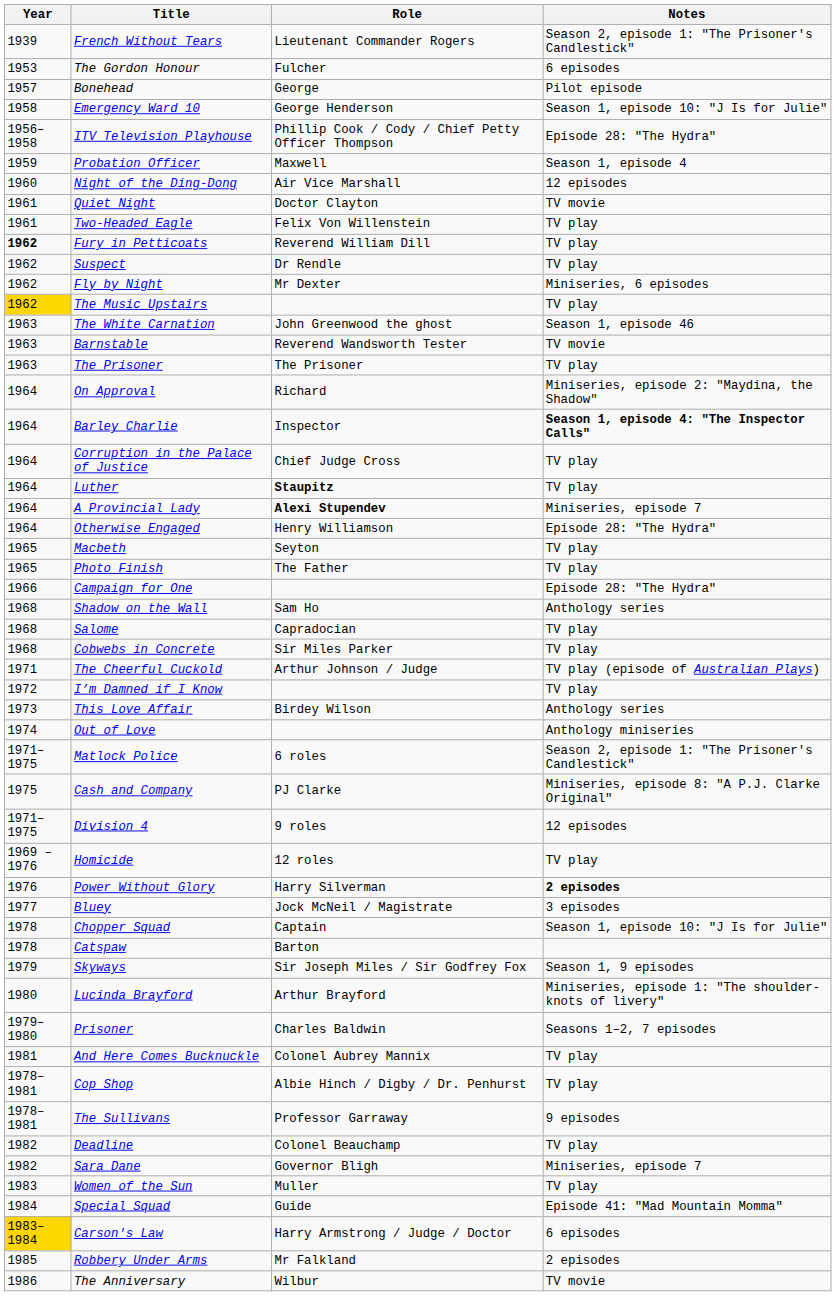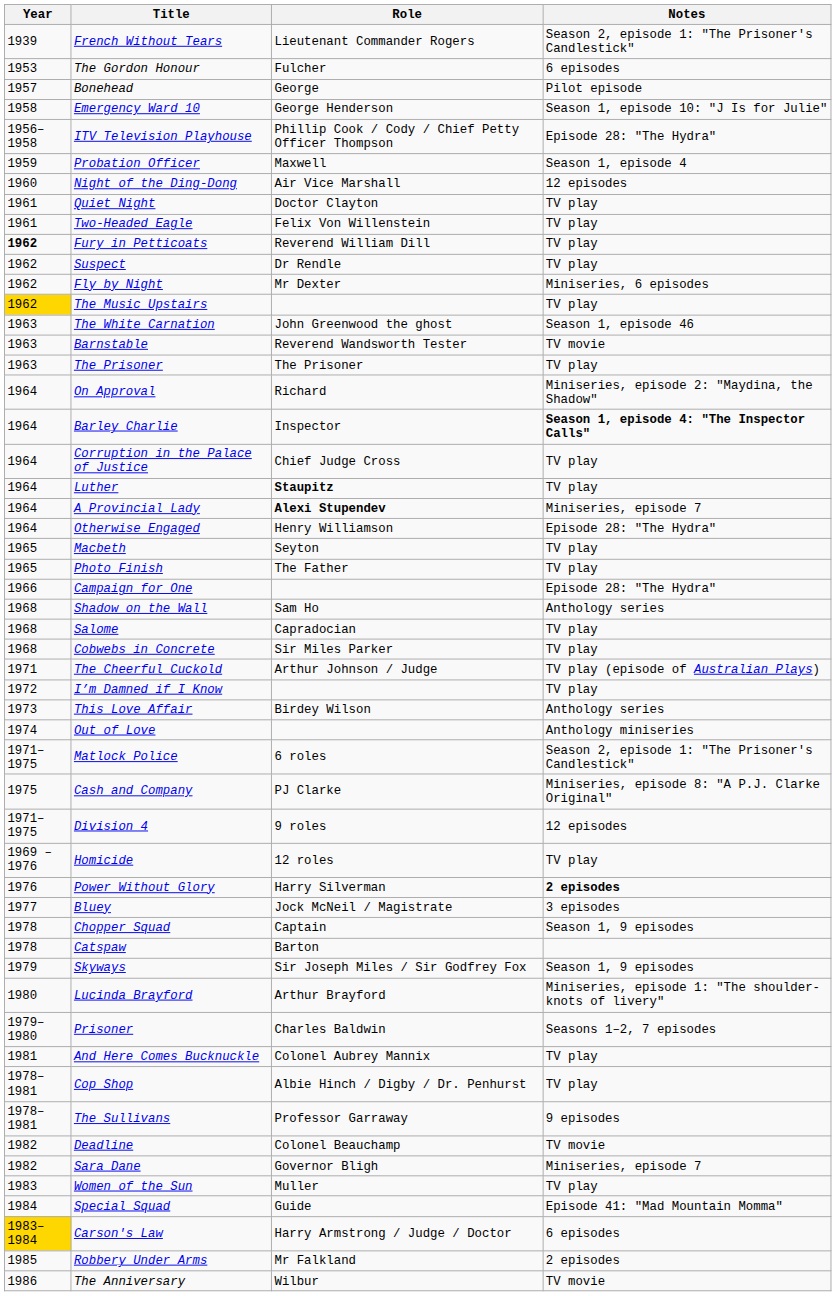(575, 204) TV movie -> (572, 204) TV play
(687, 928) Season 1, episode 10: "J Is for Julie" -> (620, 928) Season 1, 9 episodes
(572, 1146) TV play -> (575, 1146) TV movie
